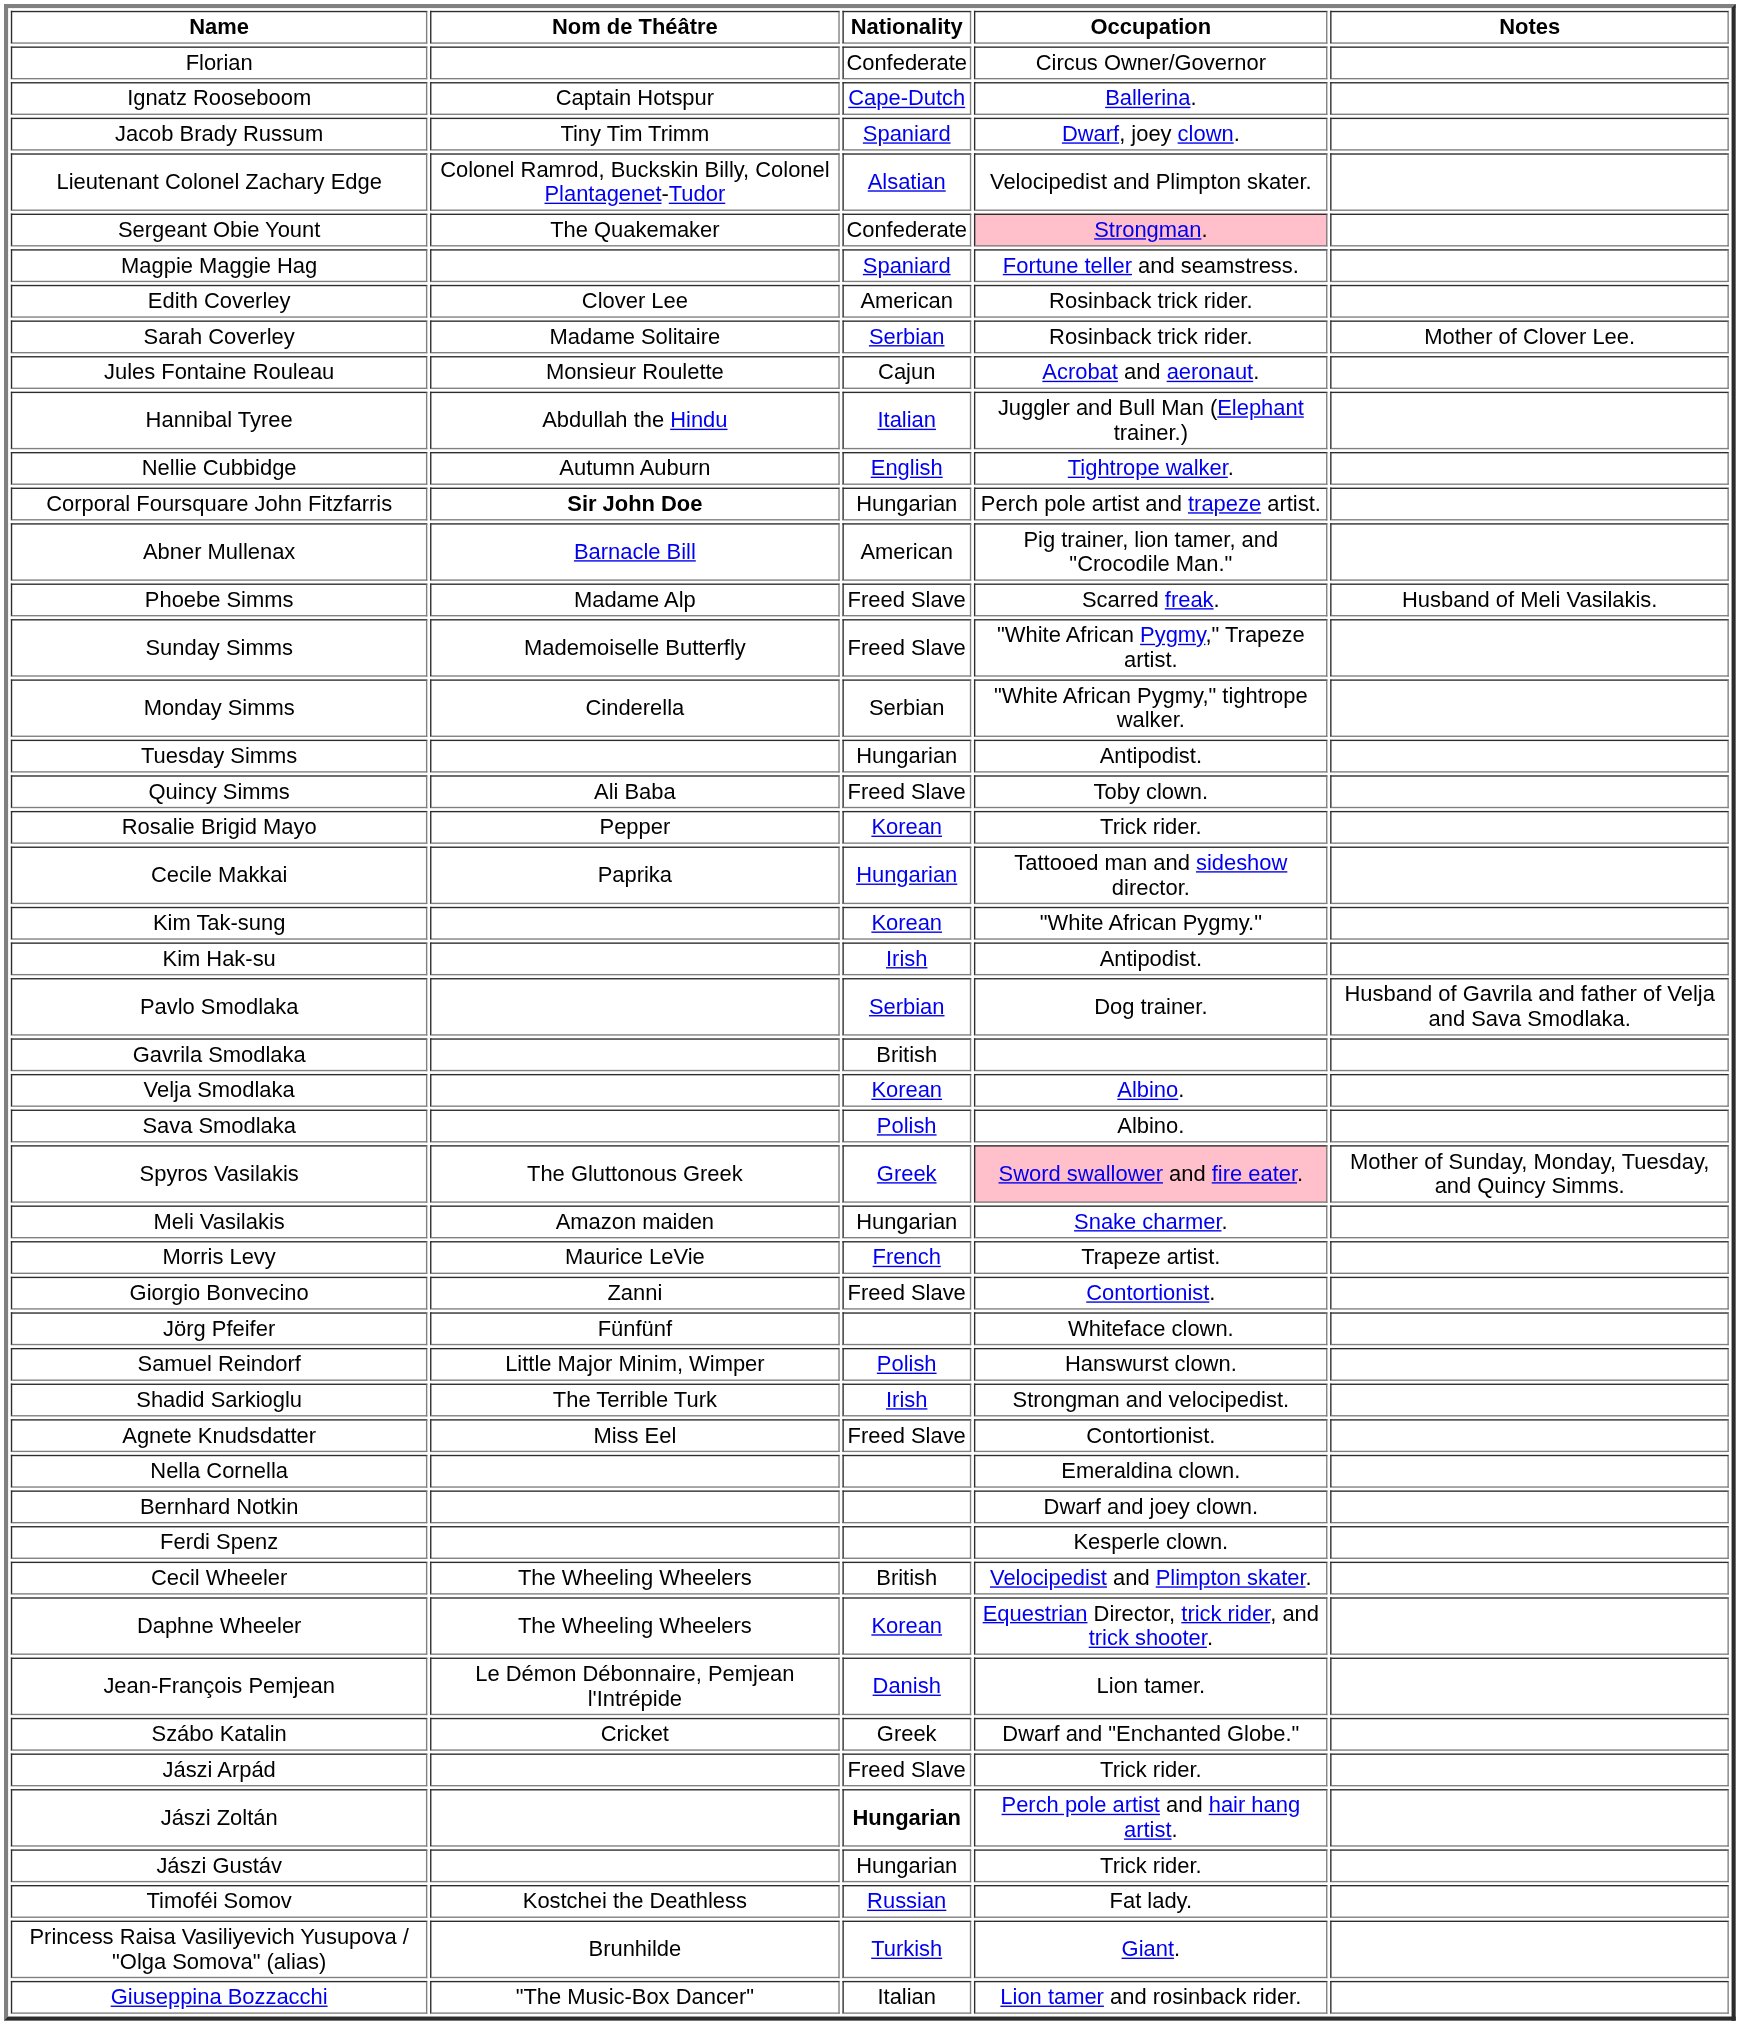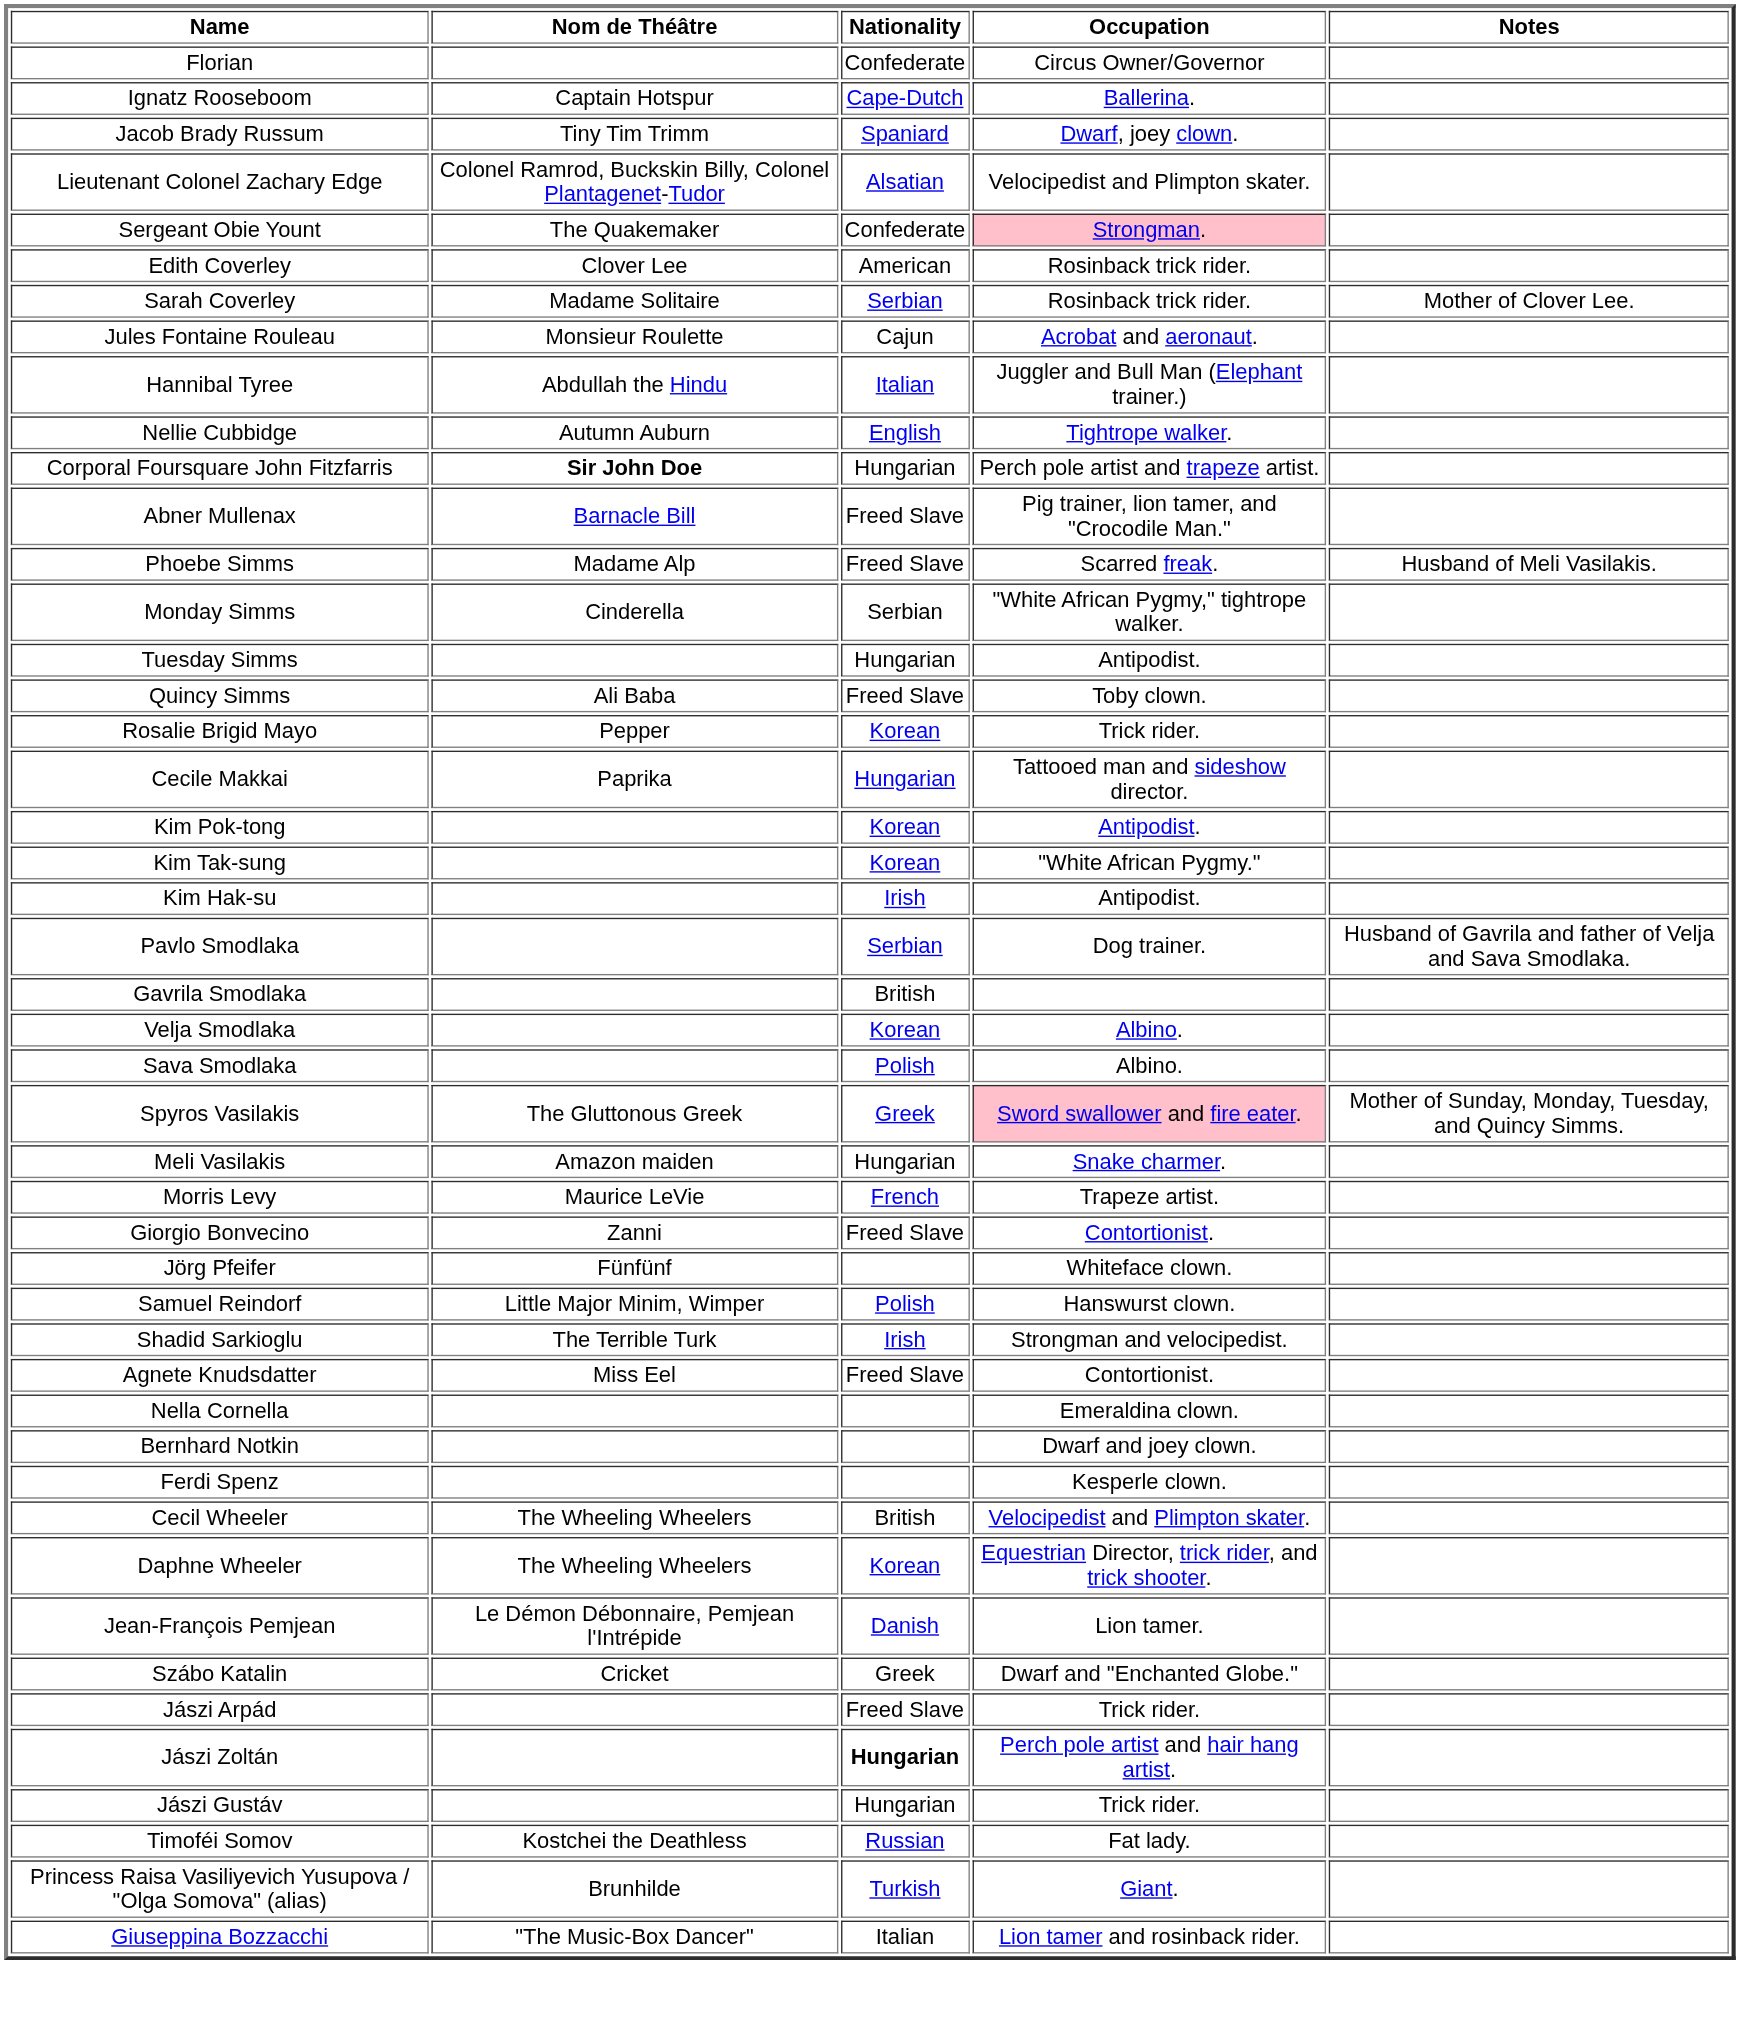- row: (219, 265)
(907, 551) American -> (905, 516) Freed Slave
- row: (219, 647)
+ row: (220, 827)
